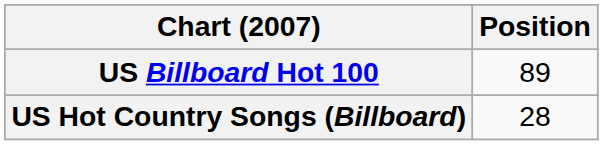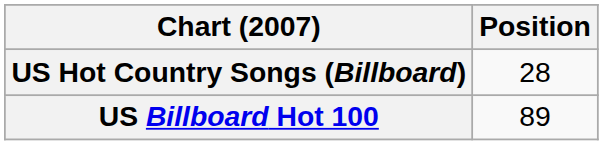rows swapped: (239, 71) <-> (239, 116)
